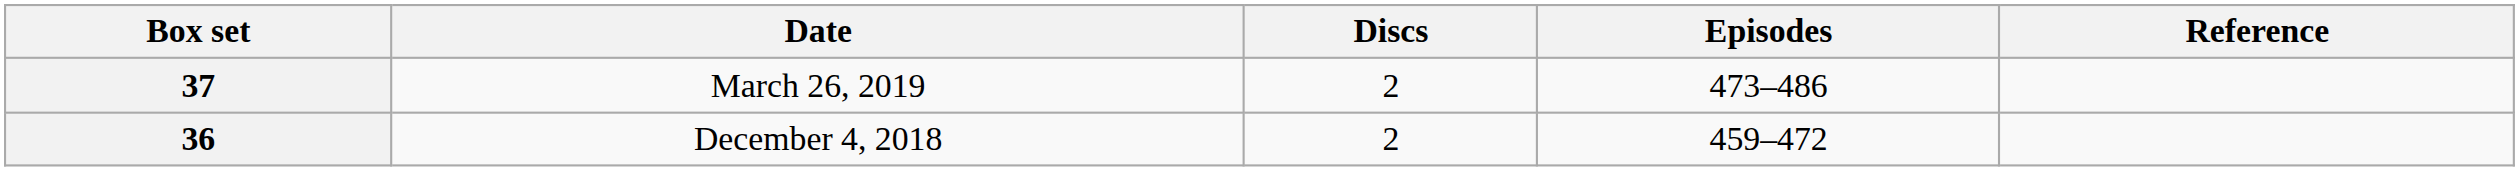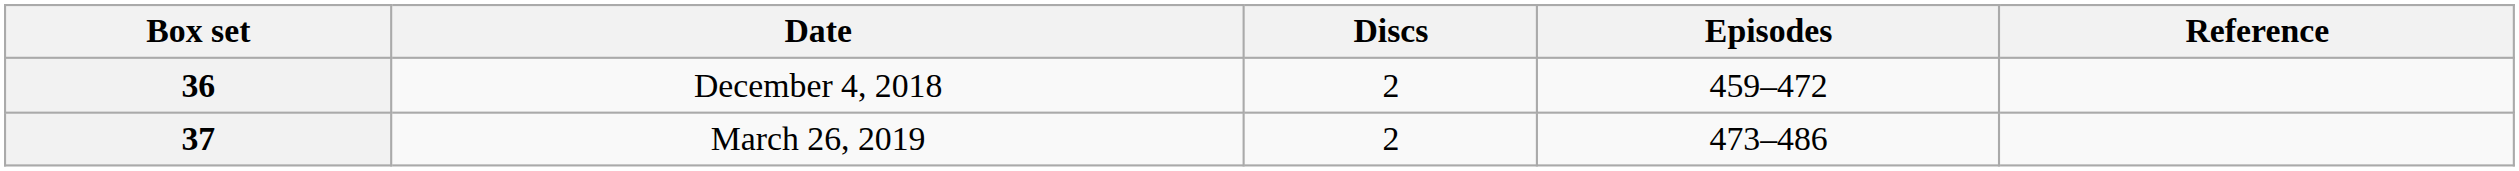rows swapped: (198, 138) <-> (198, 84)
